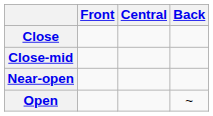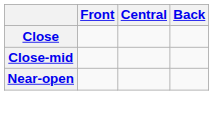- row: (41, 100)
